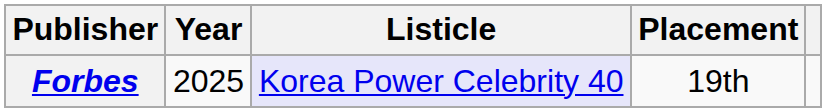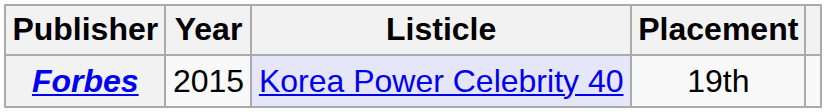(209, 80) 2025 -> (209, 80) 2015
